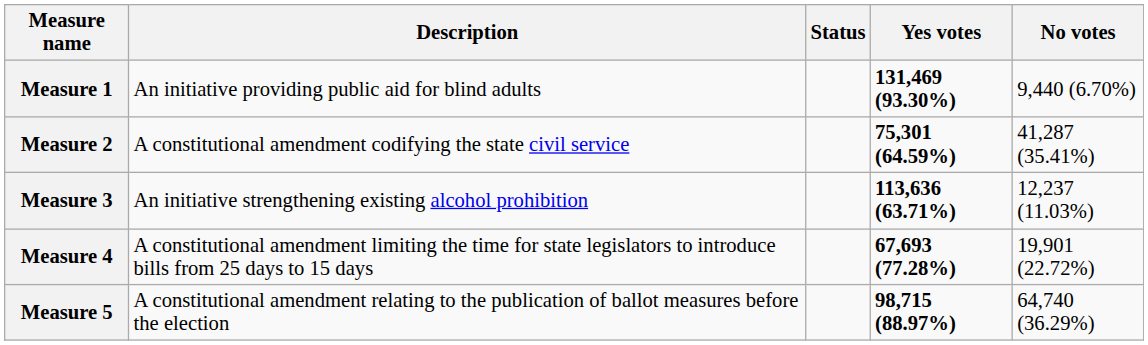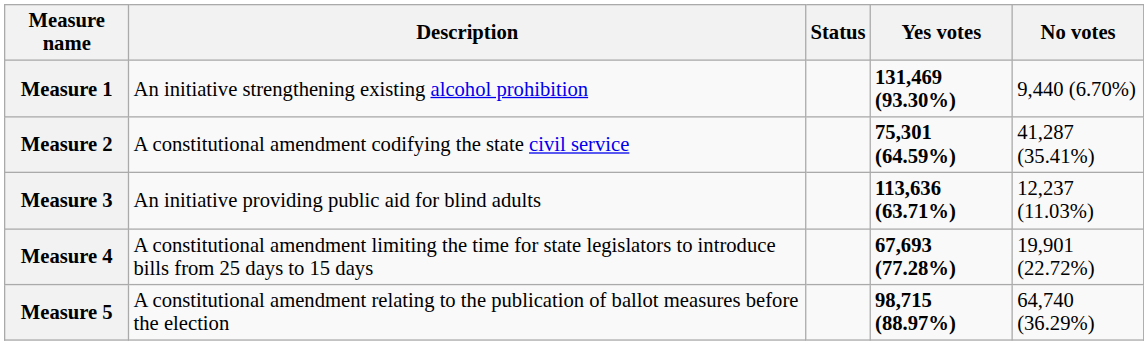(337, 88) An initiative providing public aid for blind adults -> (361, 88) An initiative strengthening existing alcohol prohibition
(361, 200) An initiative strengthening existing alcohol prohibition -> (337, 200) An initiative providing public aid for blind adults
